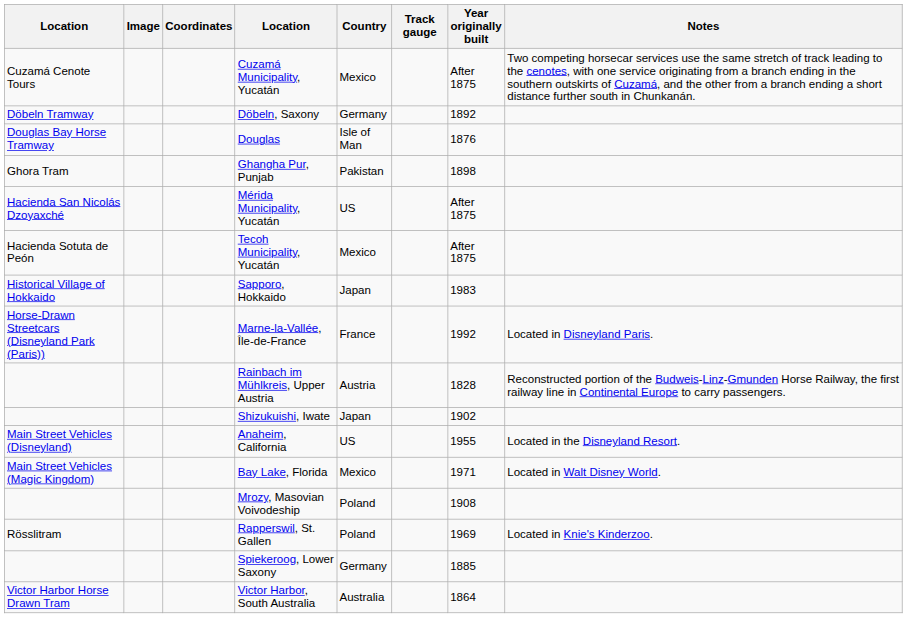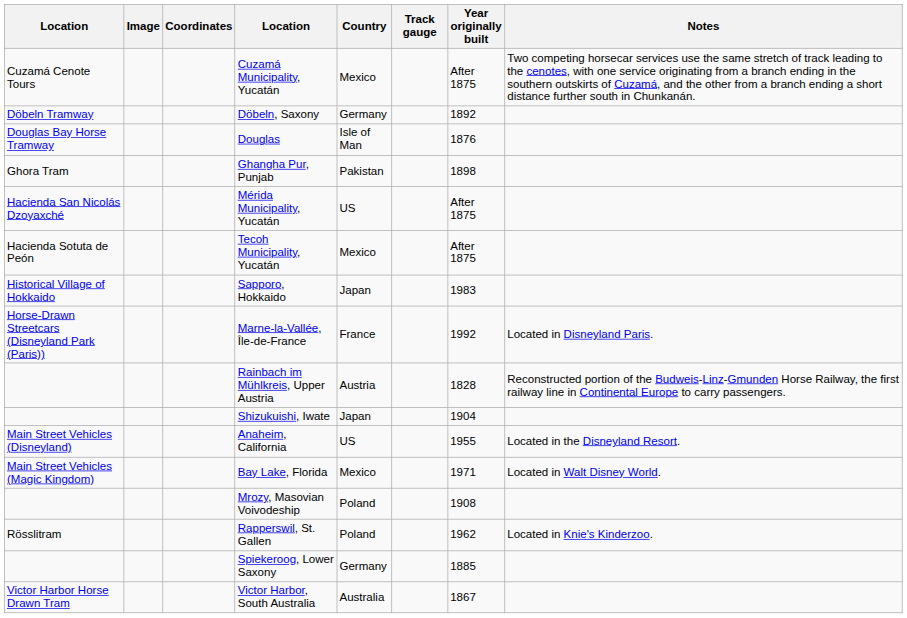(463, 416) 1902 -> (463, 416) 1904
(463, 535) 1969 -> (463, 535) 1962
(463, 597) 1864 -> (463, 597) 1867
